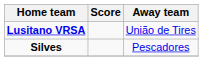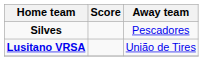rows swapped: (46, 47) <-> (46, 30)
